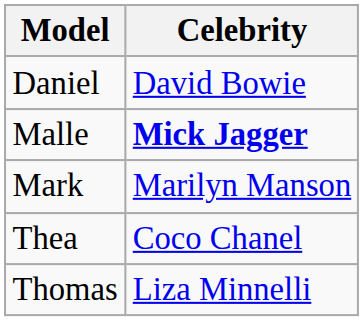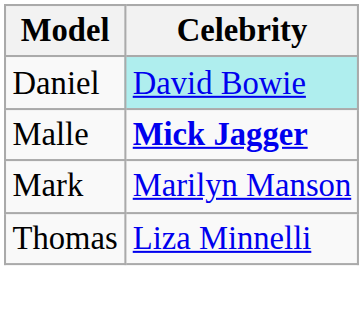(219, 82) no background -> (219, 82) paleturquoise background
- row: (45, 237)
